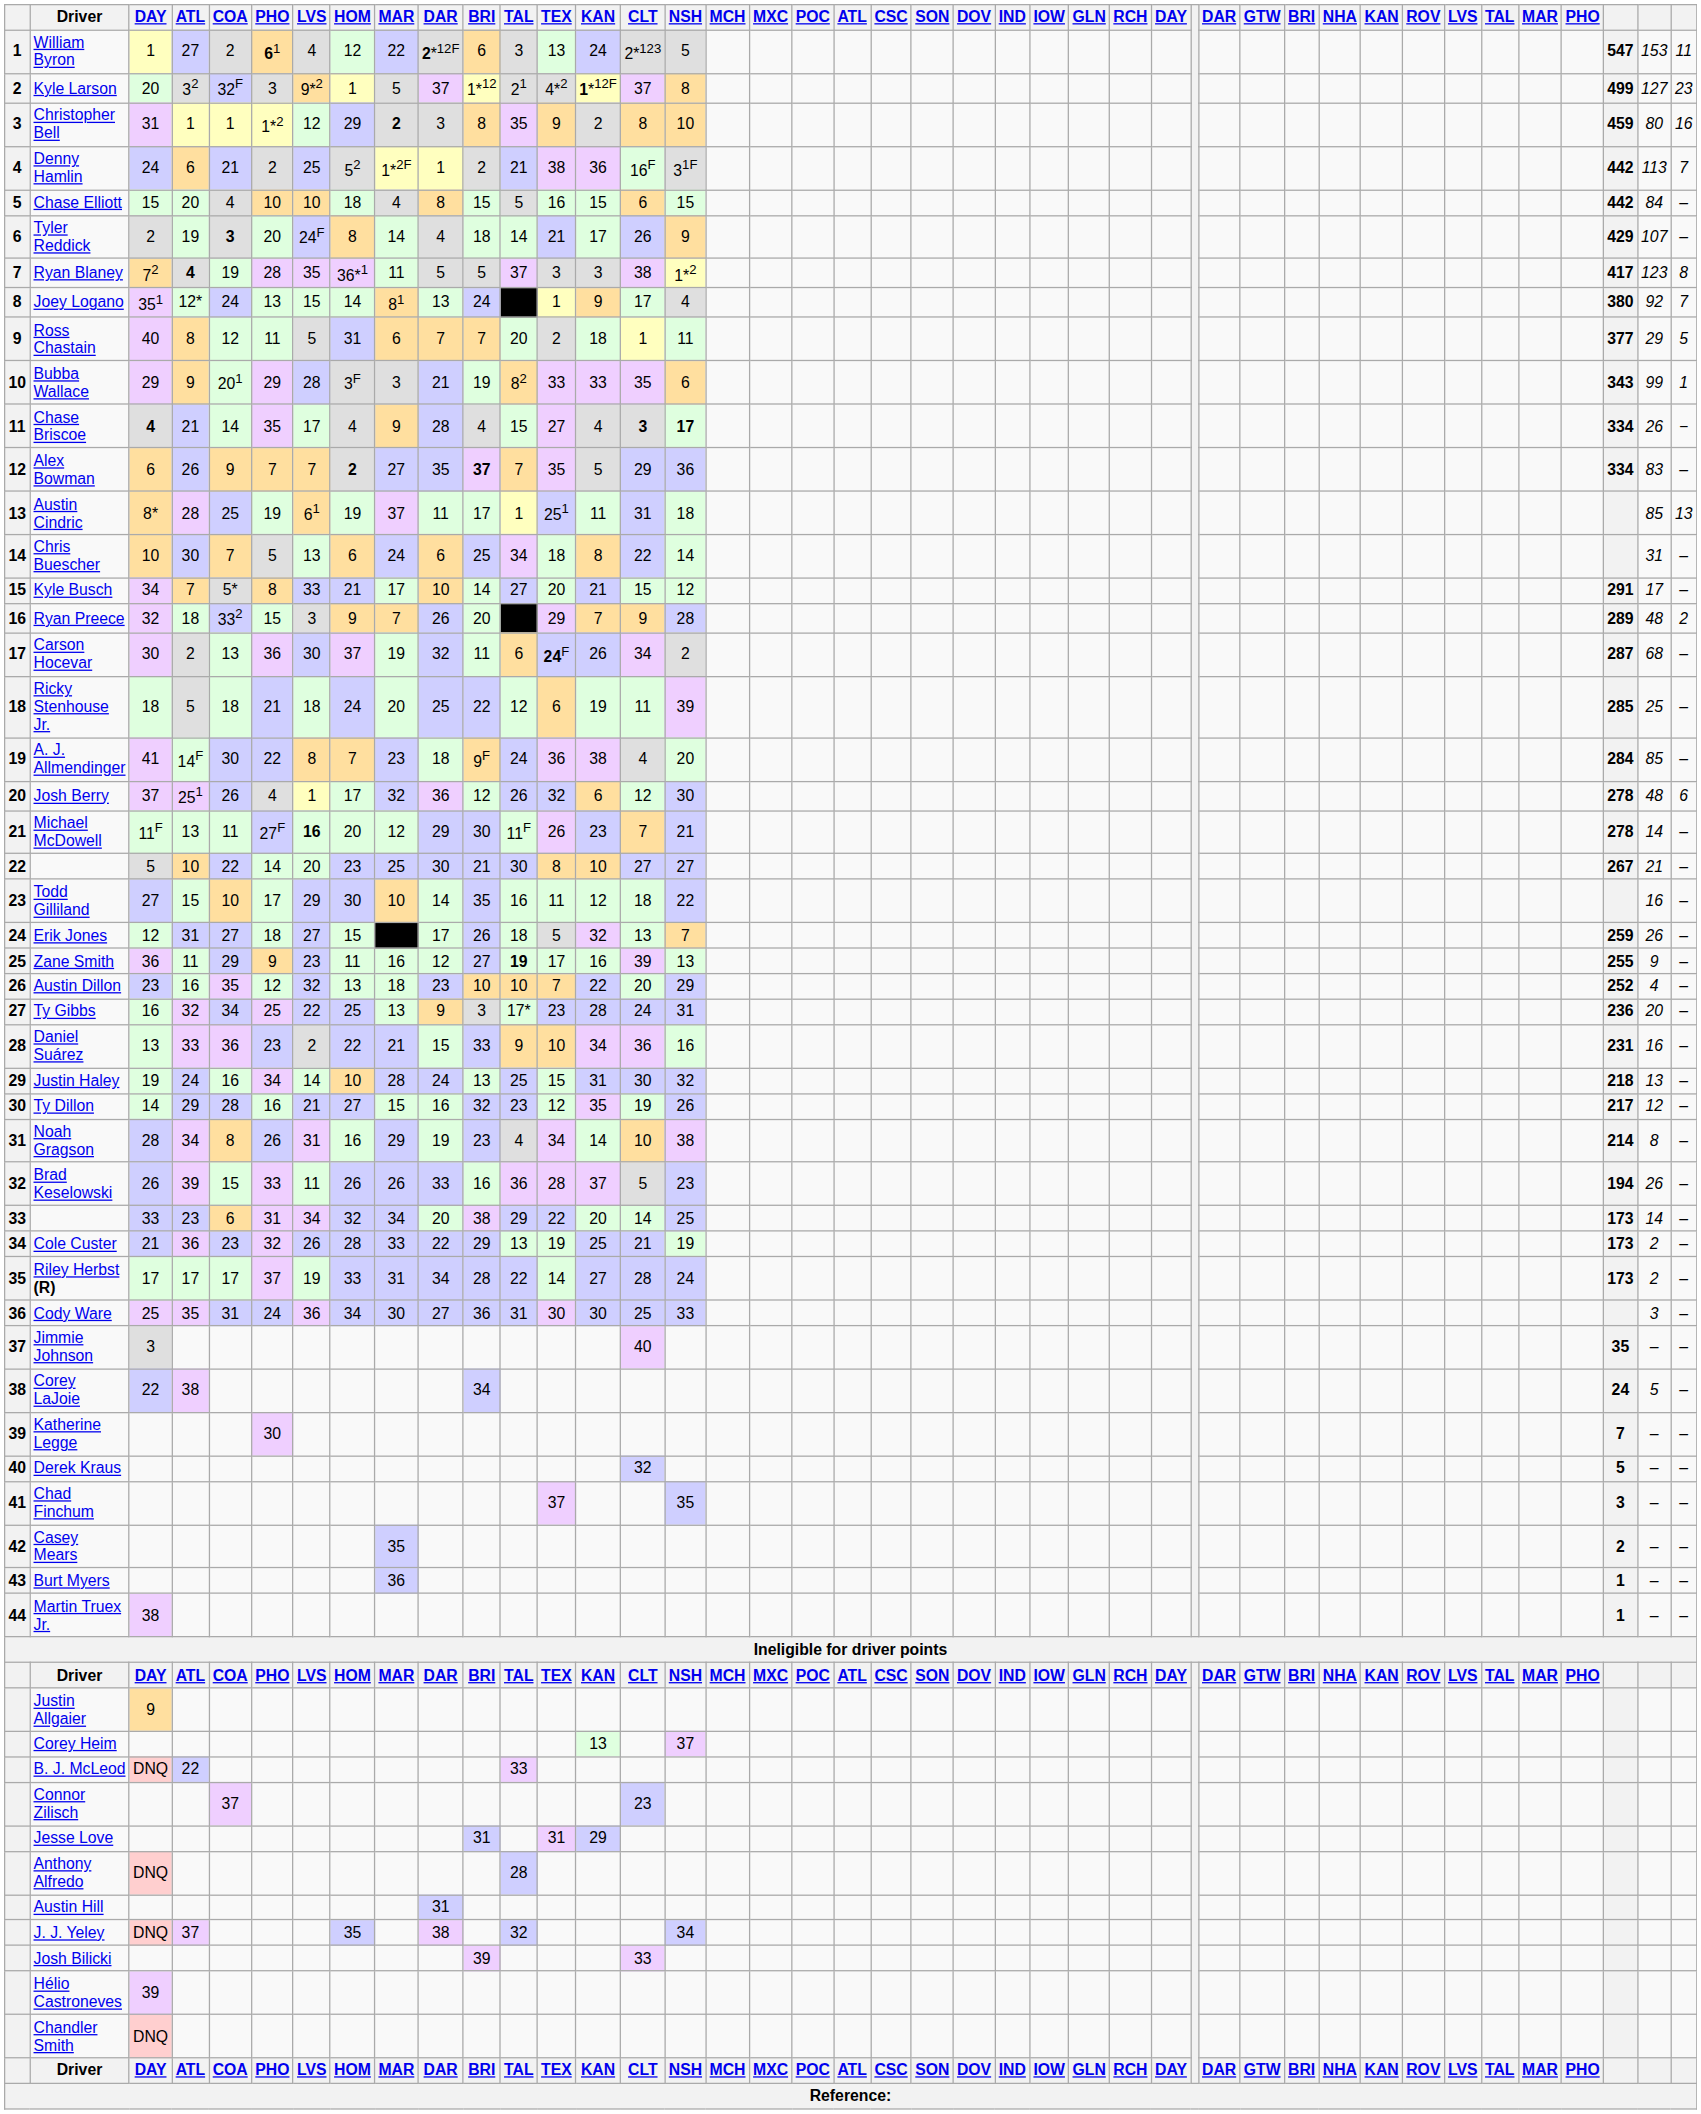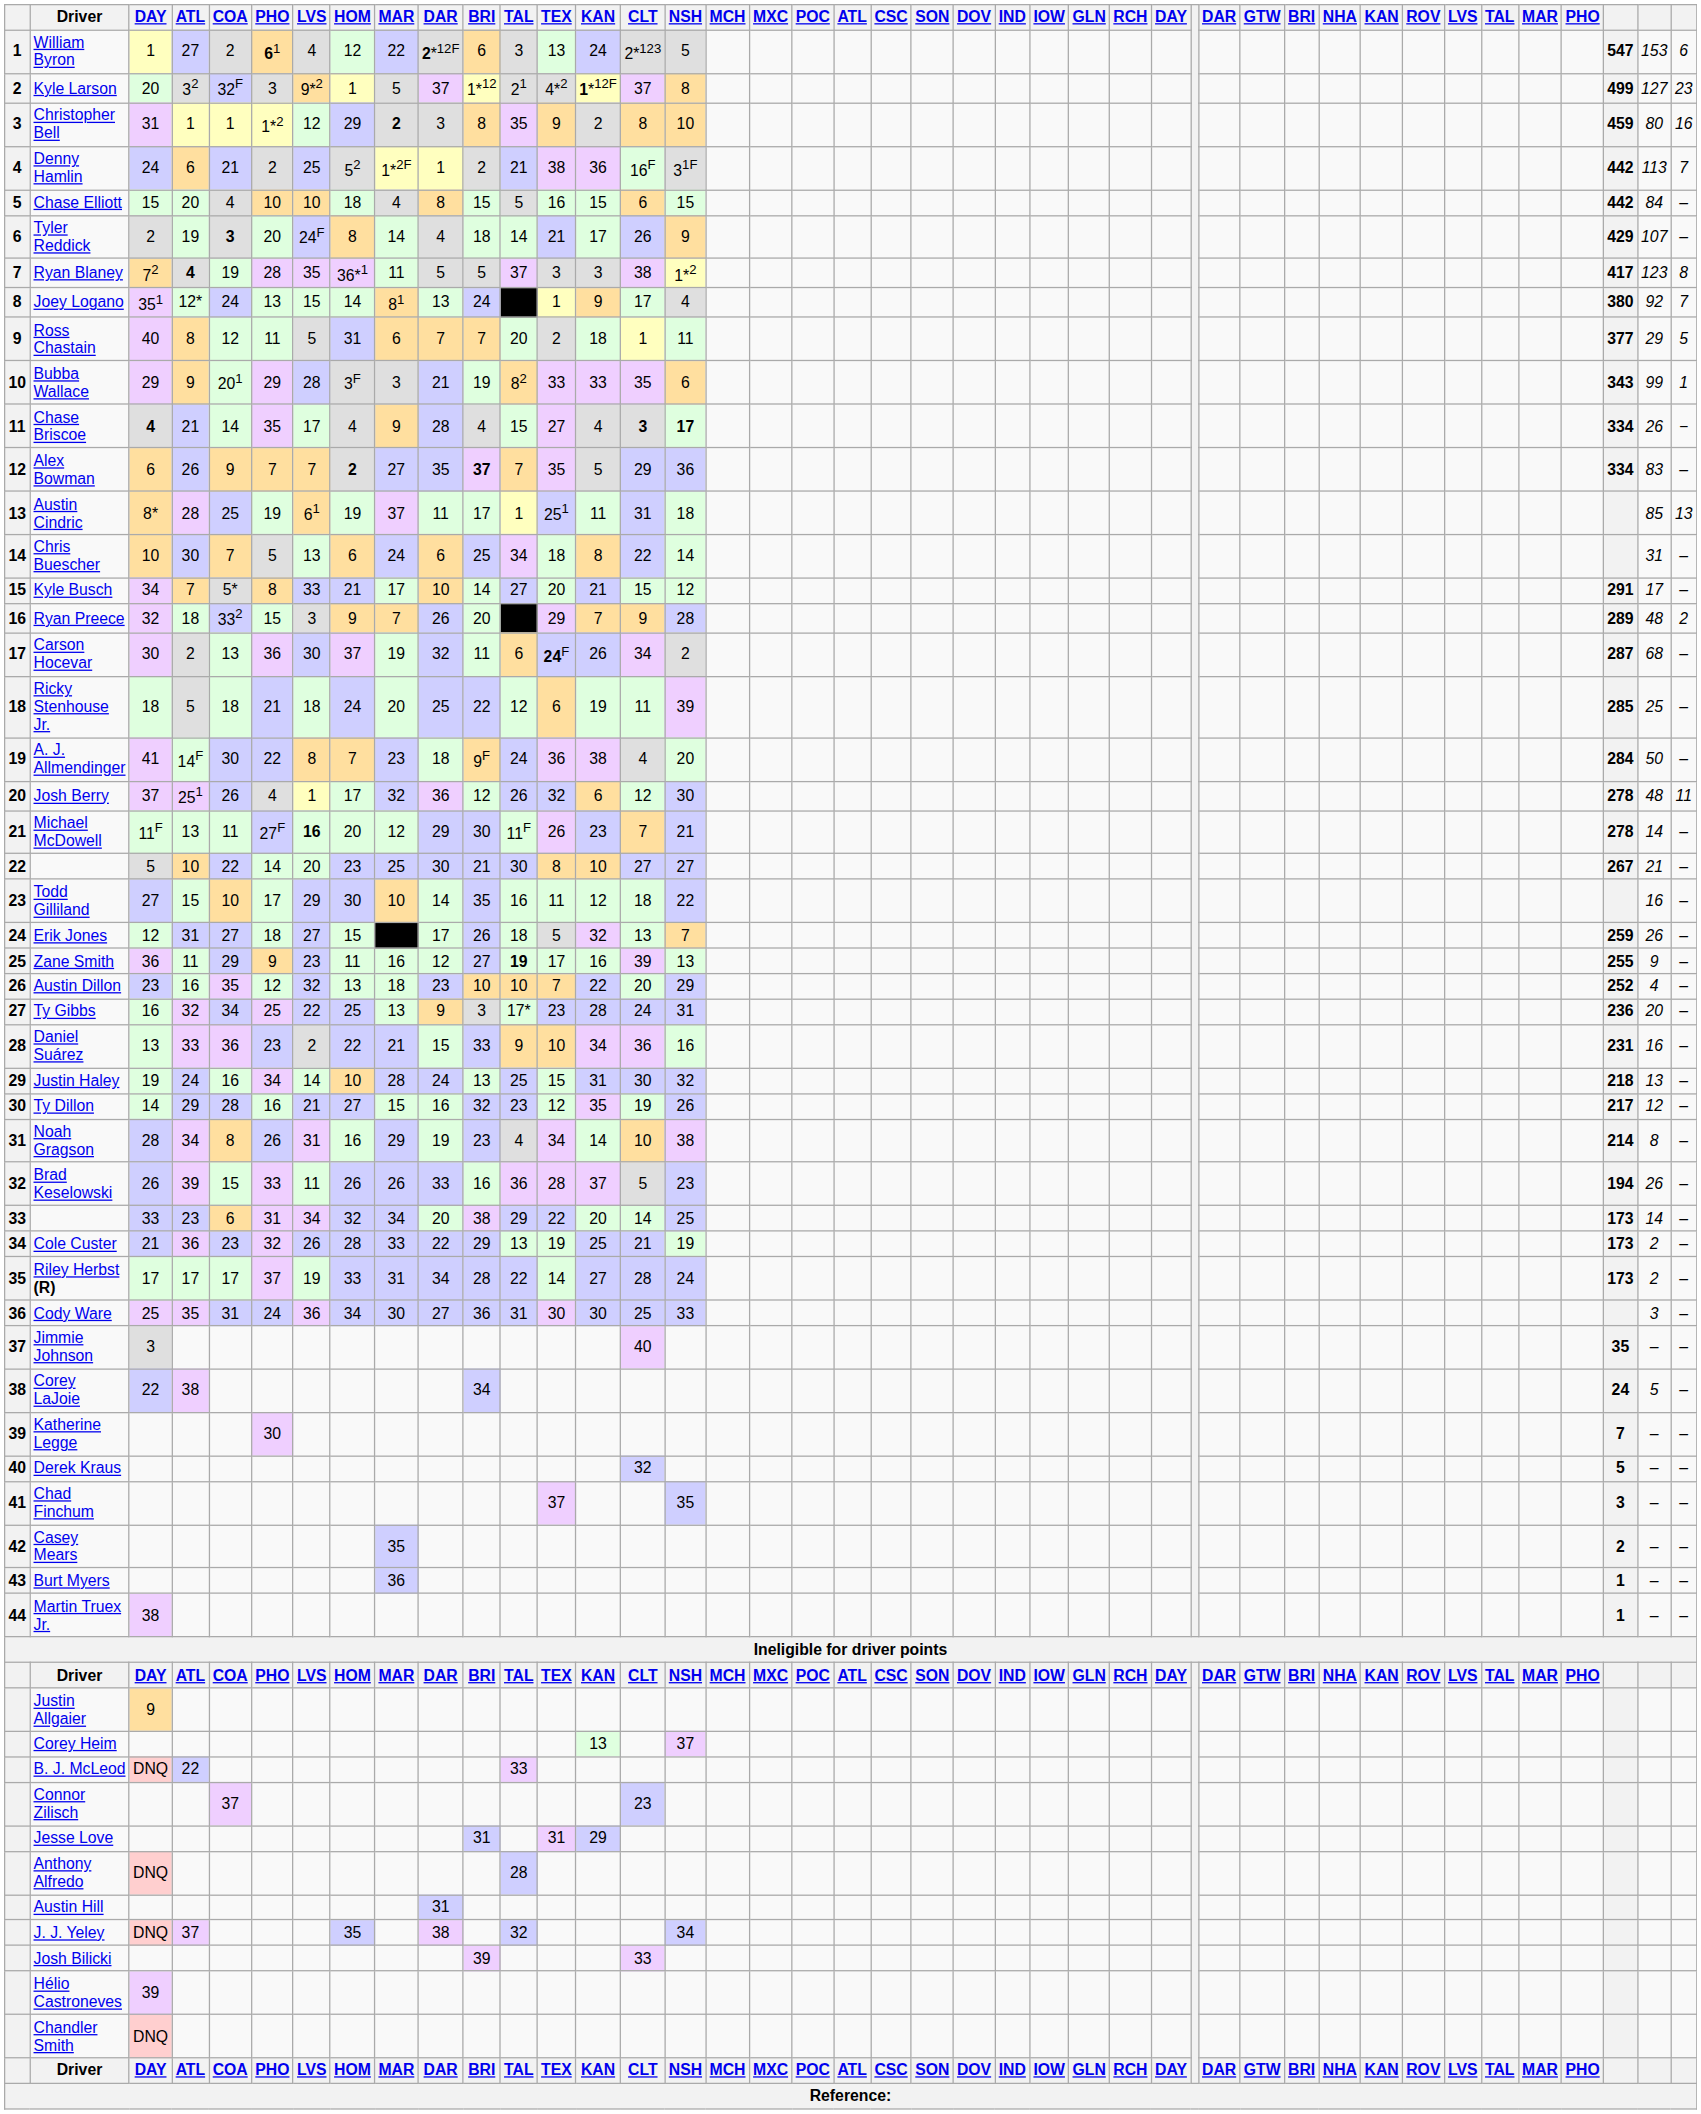(1684, 52) 11 -> (1684, 52) 6
(1654, 760) 85 -> (1654, 760) 50
(1684, 796) 6 -> (1684, 796) 11
